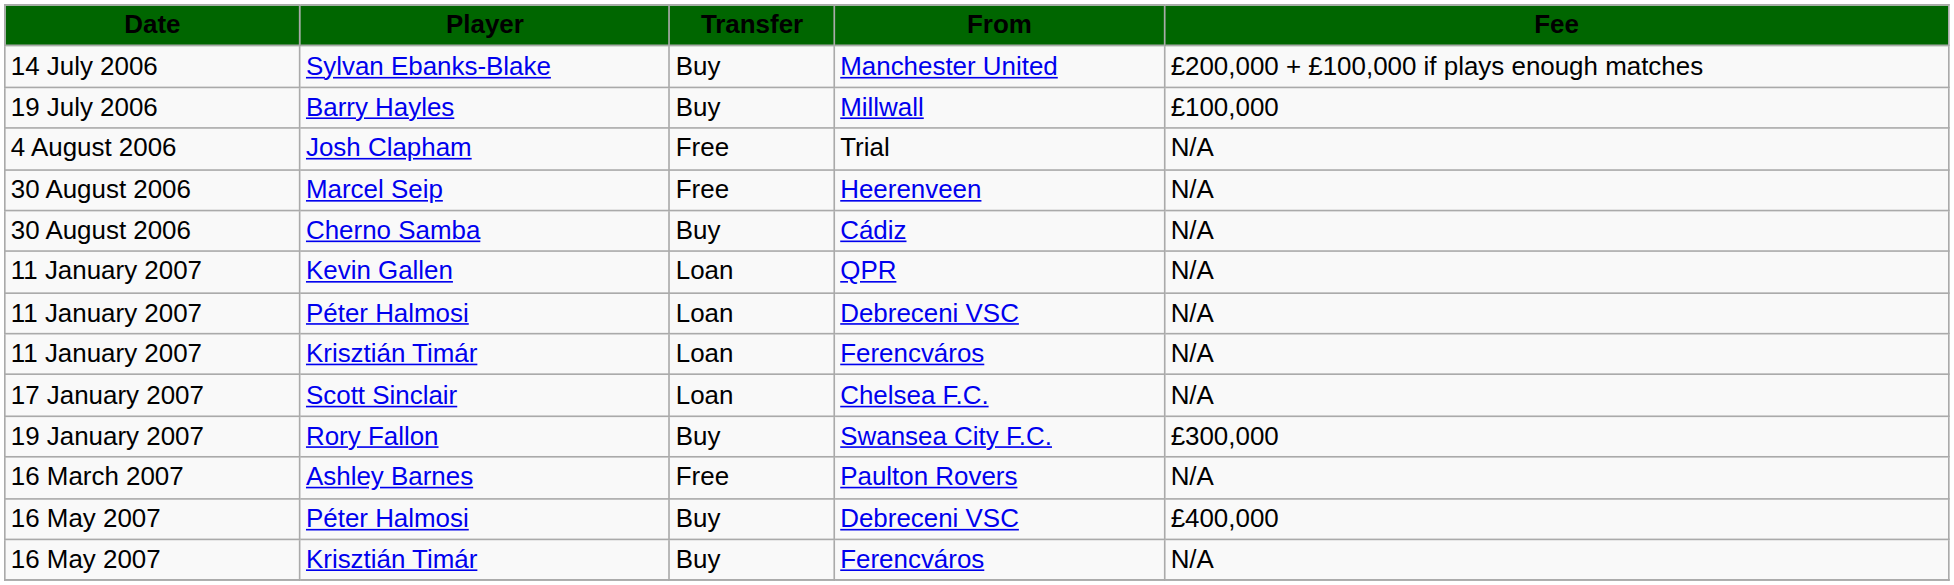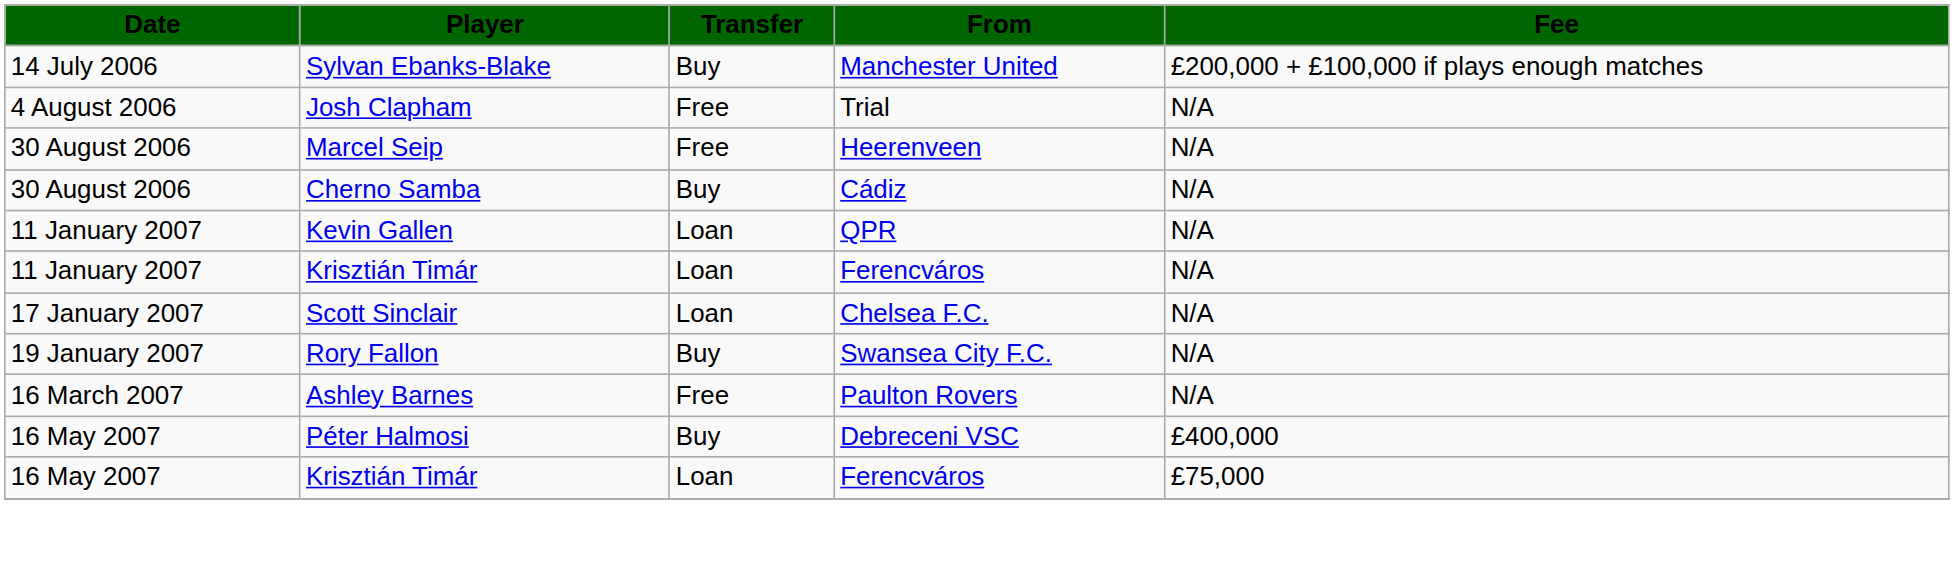- row: (84, 107)
- row: (106, 312)
(1225, 436) £300,000 -> (1192, 353) N/A
(698, 559) Buy -> (705, 477) Loan
(1192, 559) N/A -> (1217, 477) £75,000
